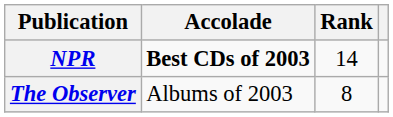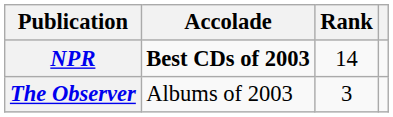(347, 93) 8 -> (347, 93) 3
